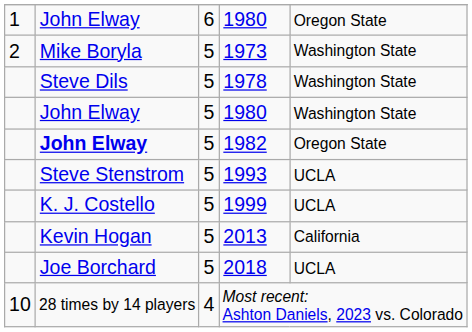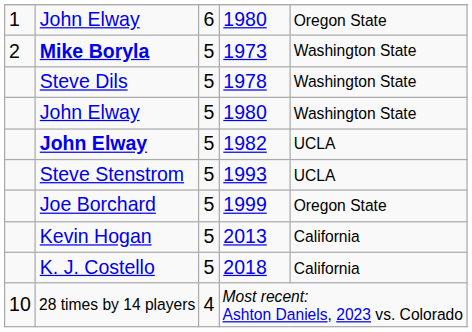(91, 50) normal -> (95, 50) bold
(340, 144) Oregon State -> (315, 144) UCLA
(97, 205) K. J. Costello -> (98, 205) Joe Borchard
(315, 206) UCLA -> (340, 206) Oregon State
(98, 267) Joe Borchard -> (97, 267) K. J. Costello
(315, 268) UCLA -> (327, 268) California
